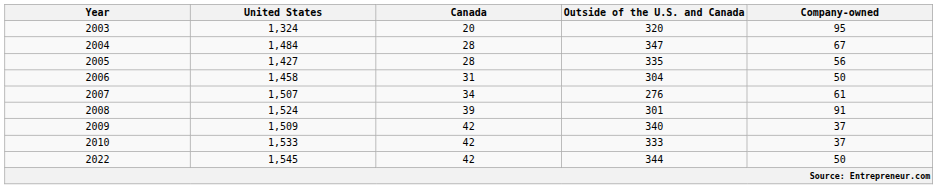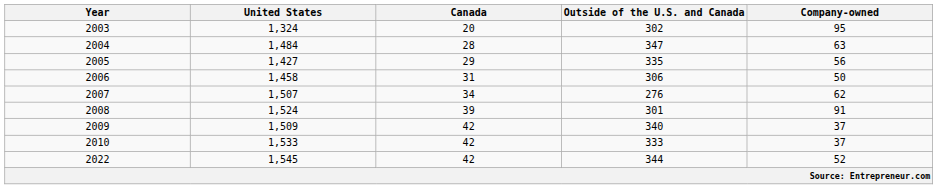(654, 29) 320 -> (654, 29) 302
(840, 45) 67 -> (840, 45) 63
(469, 61) 28 -> (469, 61) 29
(654, 78) 304 -> (654, 78) 306
(840, 94) 61 -> (840, 94) 62
(840, 159) 50 -> (840, 159) 52
